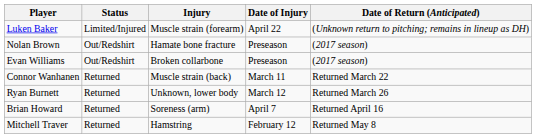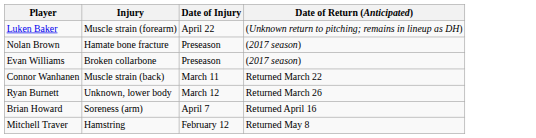- column: (115, 12)
